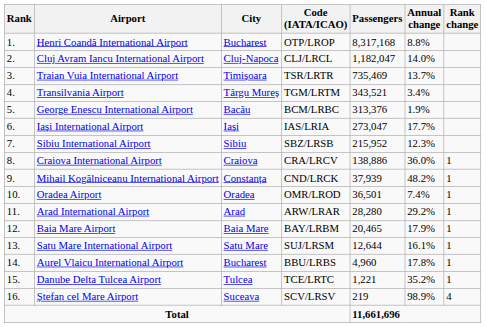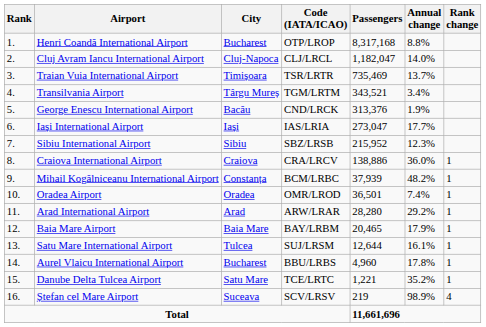(311, 110) BCM/LRBC -> (311, 110) CND/LRCK
(311, 178) CND/LRCK -> (311, 178) BCM/LRBC
(246, 246) Satu Mare -> (238, 246) Tulcea
(238, 280) Tulcea -> (246, 280) Satu Mare
